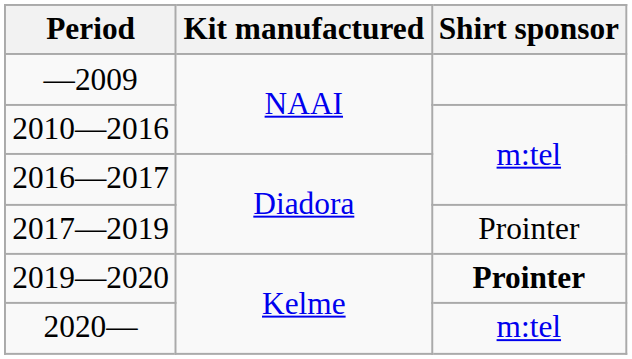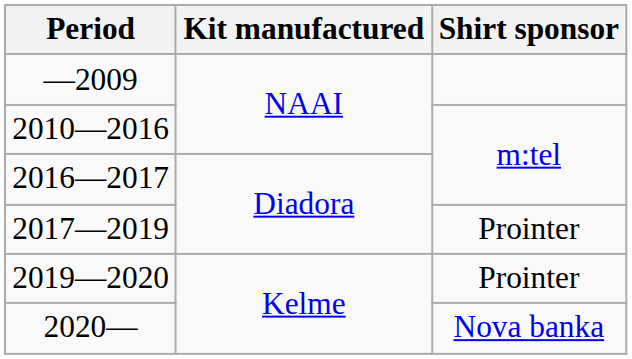(529, 278) bold -> (529, 278) normal
(529, 327) m:tel -> (529, 327) Nova banka
